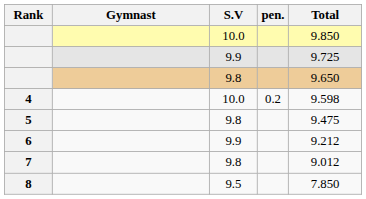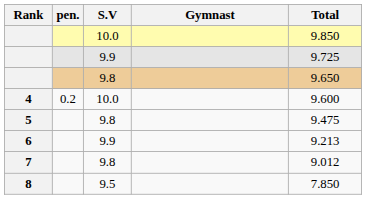columns swapped: (131, 15) <-> (273, 15)
(325, 99) 9.598 -> (325, 99) 9.600
(325, 141) 9.212 -> (325, 141) 9.213
